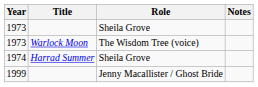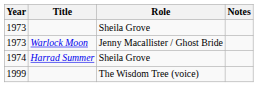(149, 43) The Wisdom Tree (voice) -> (161, 43) Jenny Macallister / Ghost Bride
(161, 74) Jenny Macallister / Ghost Bride -> (149, 74) The Wisdom Tree (voice)
